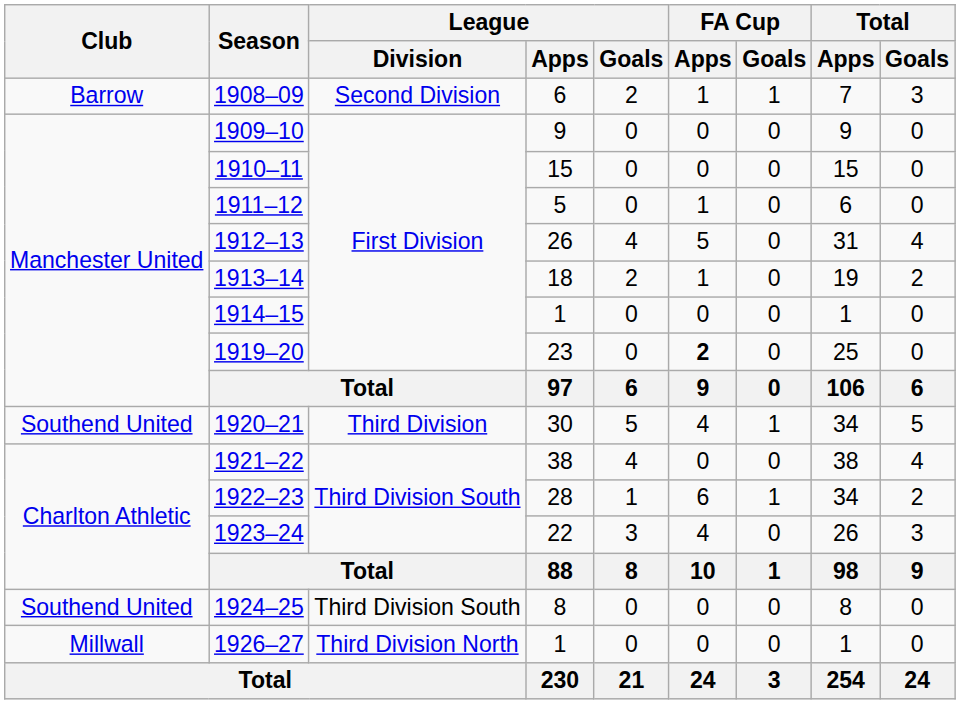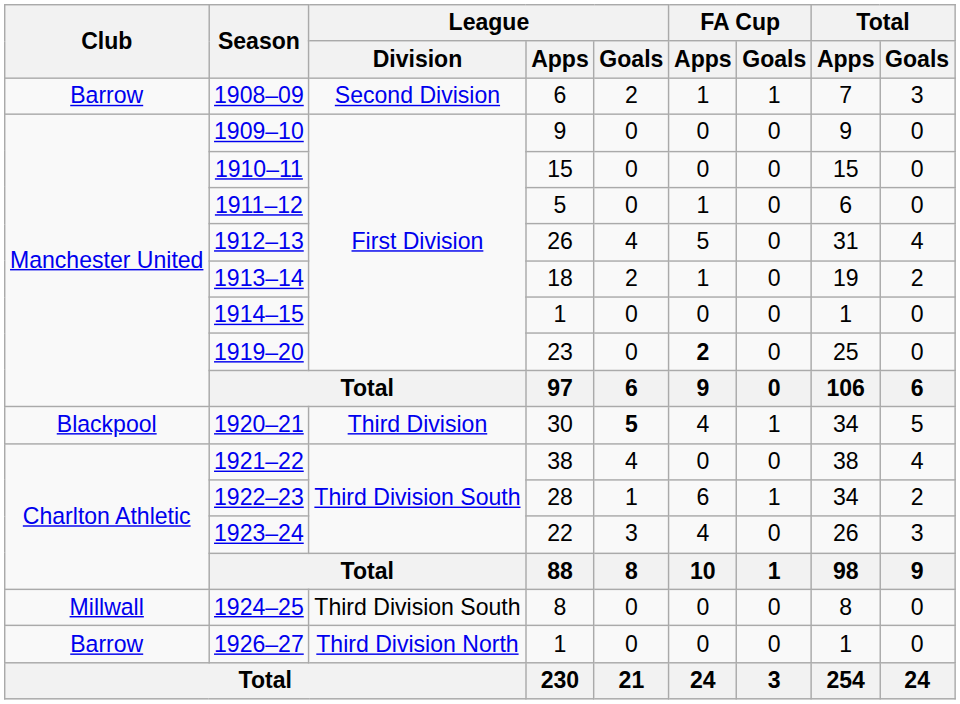(107, 424) Southend United -> (107, 424) Blackpool
(631, 424) normal -> (631, 424) bold
(107, 607) Southend United -> (107, 607) Millwall
(107, 643) Millwall -> (107, 643) Barrow
